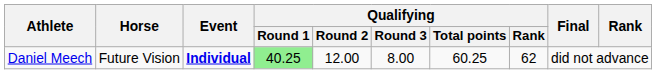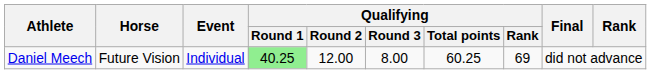(219, 58) bold -> (215, 58) normal
(529, 58) 62 -> (523, 58) 69
